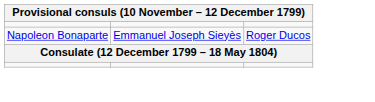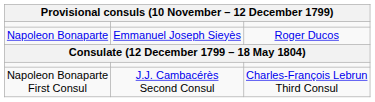+ row: (58, 82)
